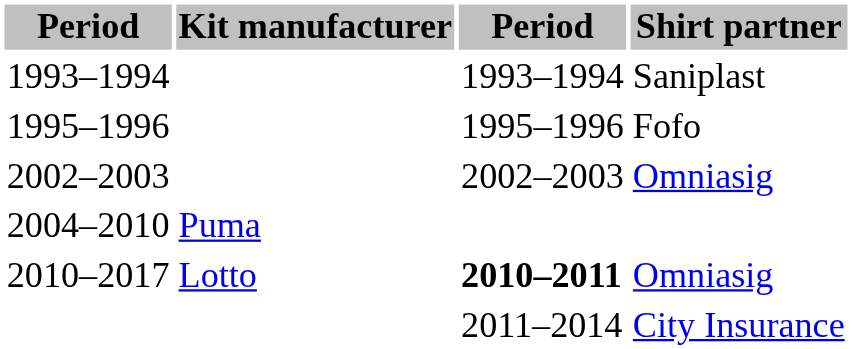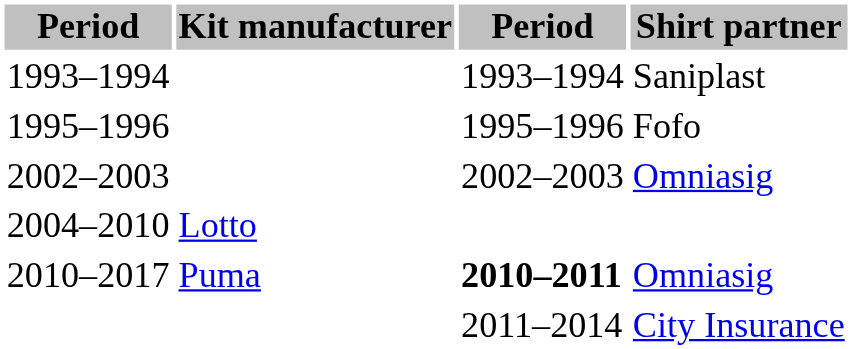(220, 225) Puma -> (218, 225) Lotto
(218, 275) Lotto -> (220, 275) Puma
